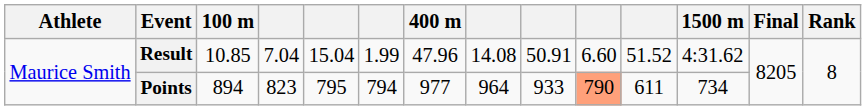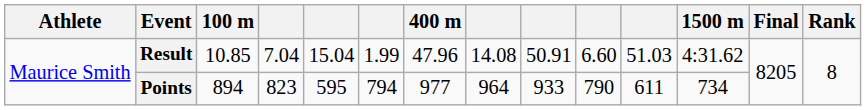(649, 55) 51.52 -> (649, 55) 51.03
(331, 88) 795 -> (331, 88) 595
(599, 88) lightsalmon background -> (599, 88) no background
